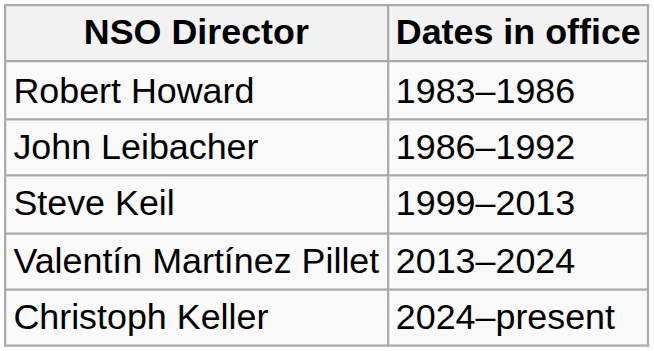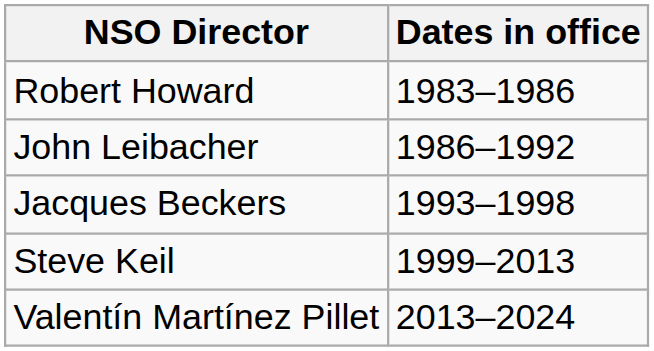+ row: (150, 203)
- row: (141, 317)
